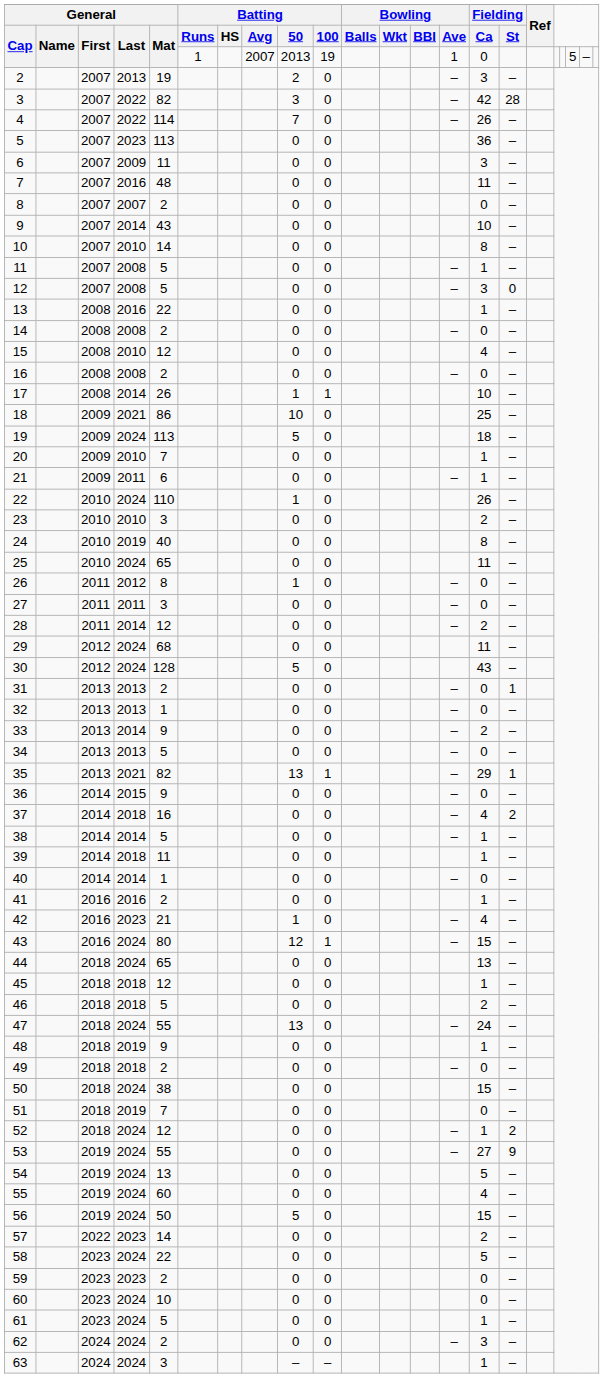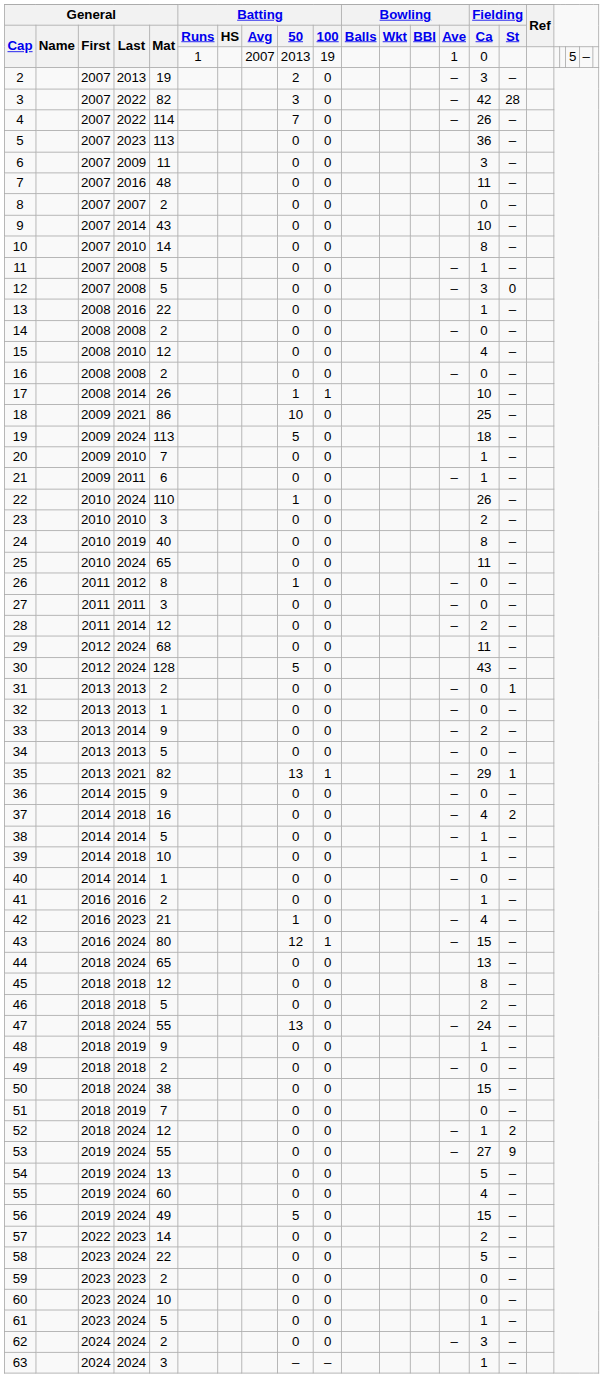(164, 857) 11 -> (164, 857) 10
(484, 983) 1 -> (484, 983) 8
(164, 1215) 50 -> (164, 1215) 49
